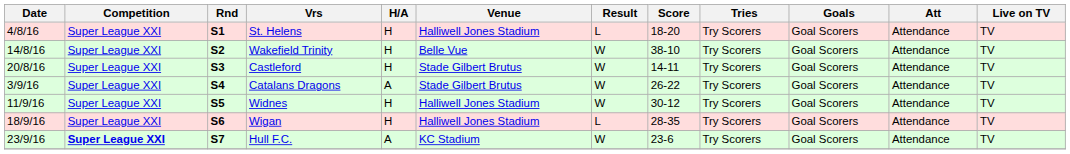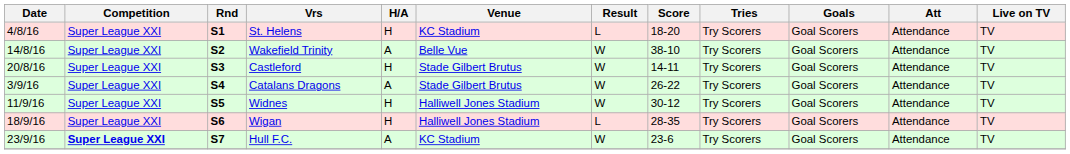(479, 31) Halliwell Jones Stadium -> (449, 31) KC Stadium
(388, 49) H -> (388, 49) A
